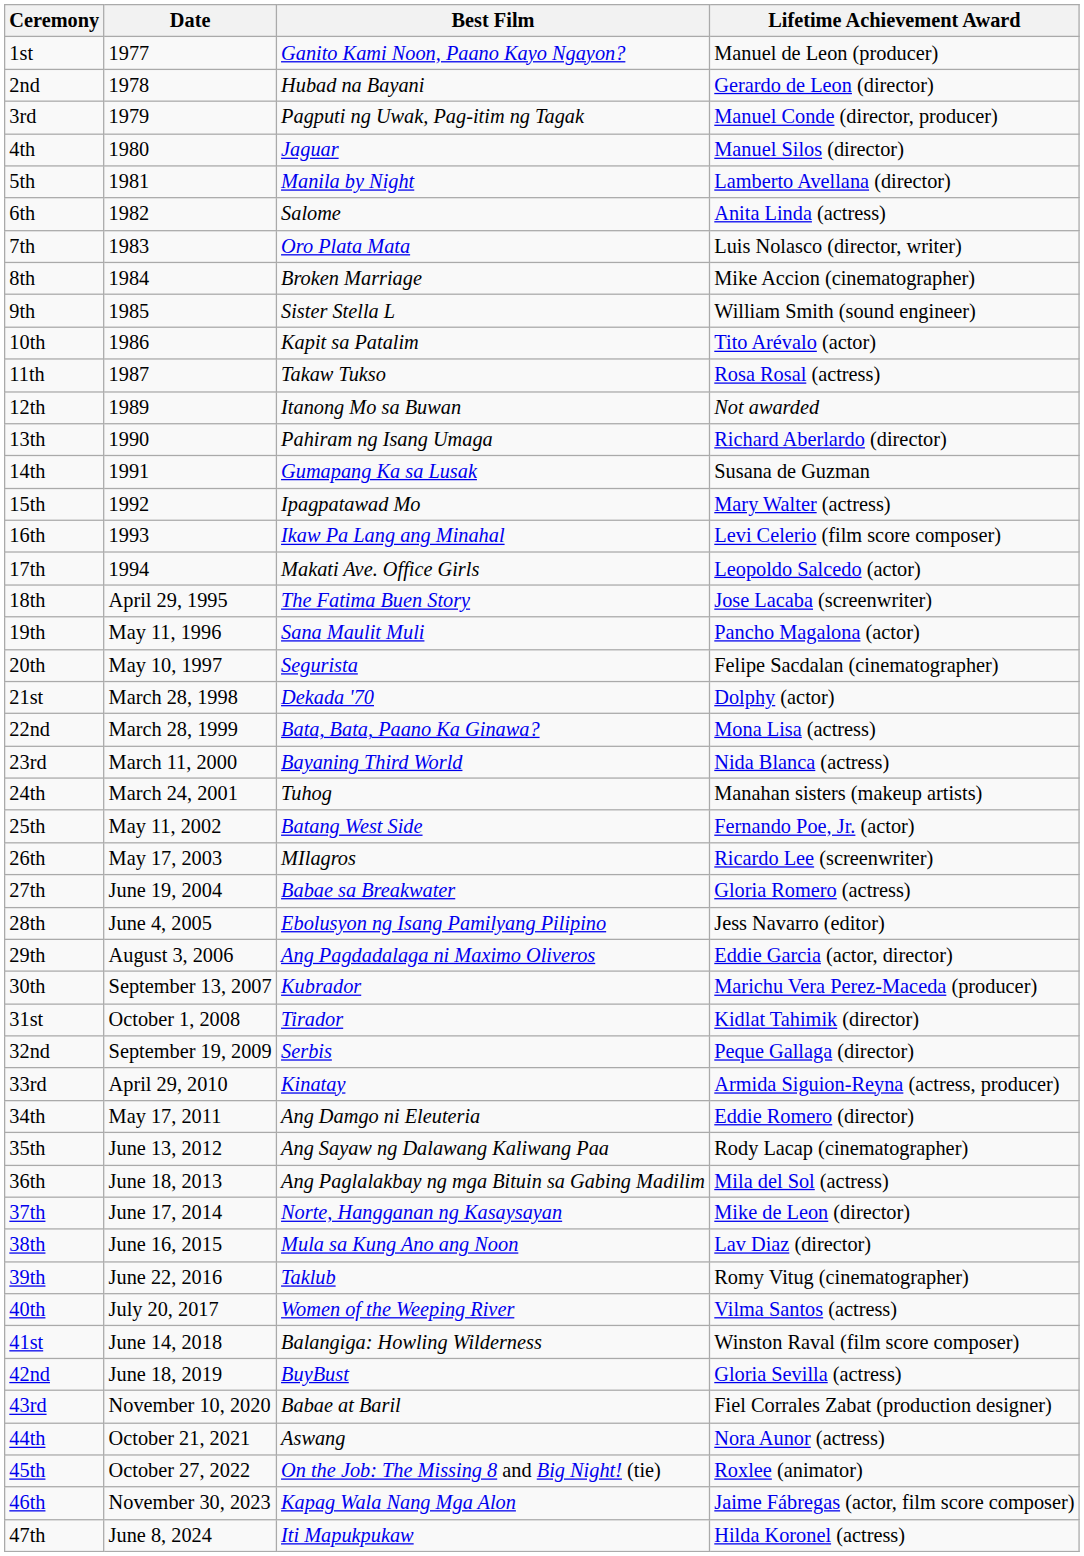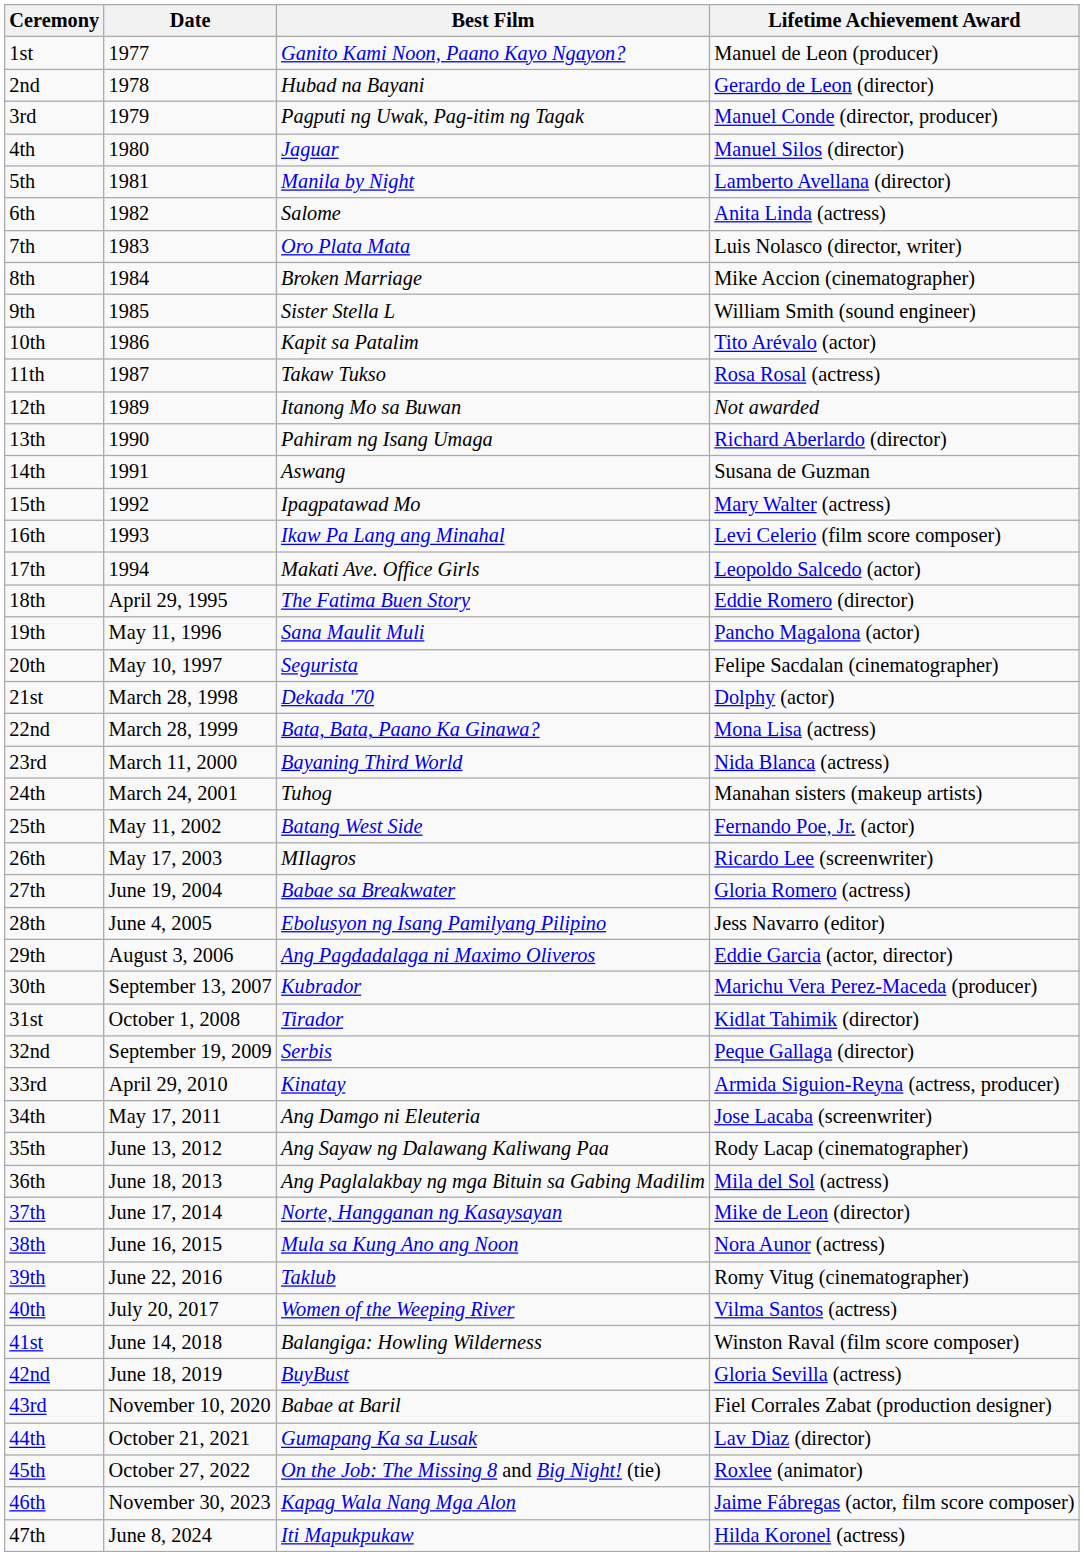(379, 471) Gumapang Ka sa Lusak -> (313, 471) Aswang
(823, 600) Jose Lacaba (screenwriter) -> (814, 600) Eddie Romero (director)
(814, 1116) Eddie Romero (director) -> (823, 1116) Jose Lacaba (screenwriter)
(793, 1245) Lav Diaz (director) -> (799, 1245) Nora Aunor (actress)
(313, 1438) Aswang -> (379, 1438) Gumapang Ka sa Lusak
(799, 1438) Nora Aunor (actress) -> (793, 1438) Lav Diaz (director)
